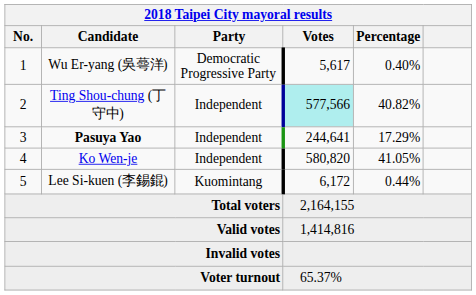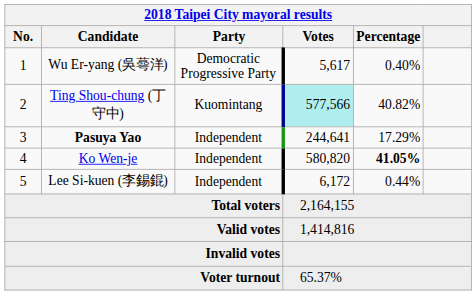(228, 105) Independent -> (228, 105) Kuomintang
(399, 158) normal -> (398, 158) bold
(228, 181) Kuomintang -> (228, 181) Independent
